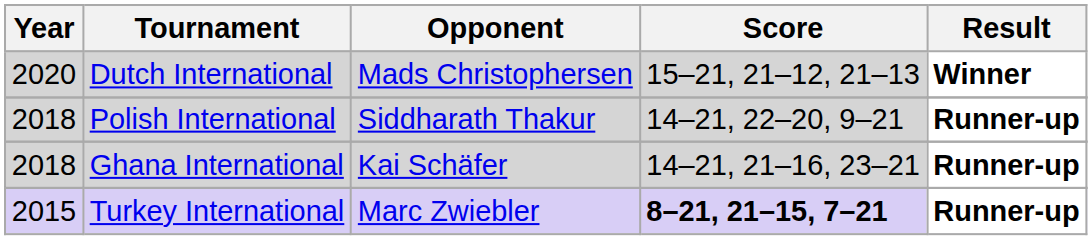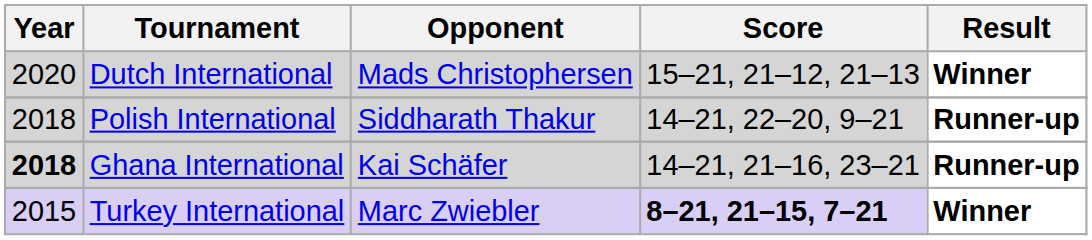(44, 165) normal -> (44, 165) bold
(1006, 211) Runner-up -> (982, 211) Winner
